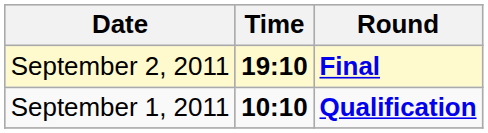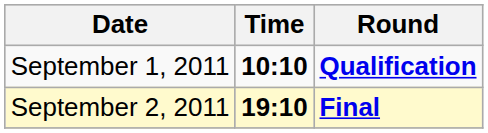rows swapped: (120, 107) <-> (120, 66)
